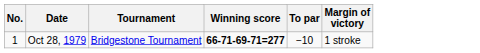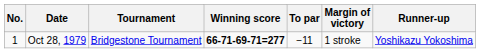+ column: (424, 18)
(305, 40) −10 -> (305, 40) −11
